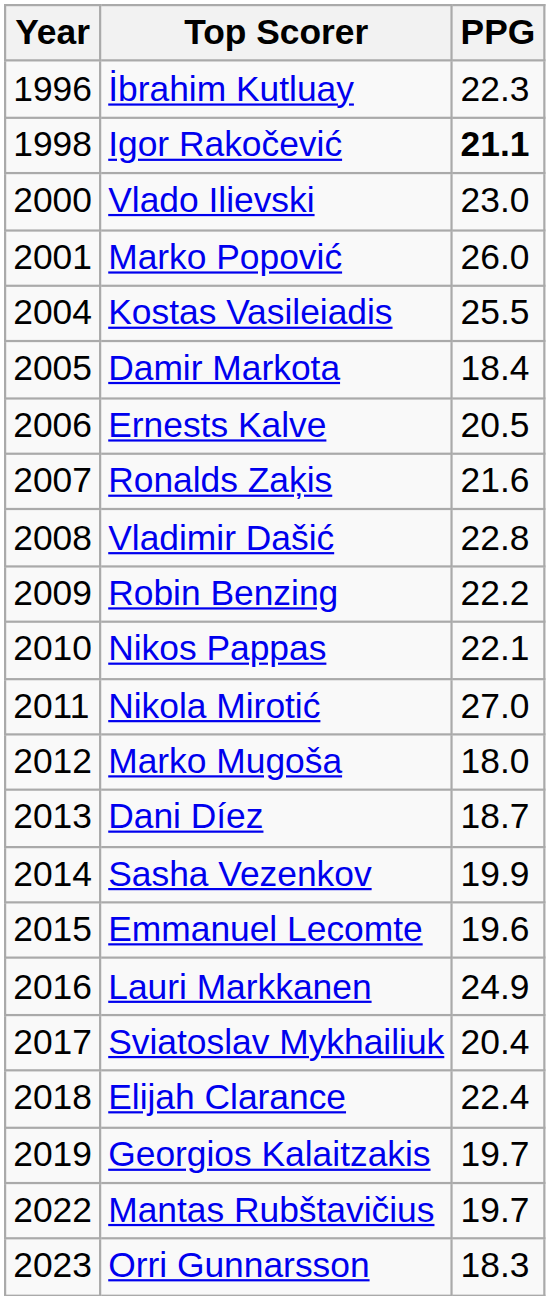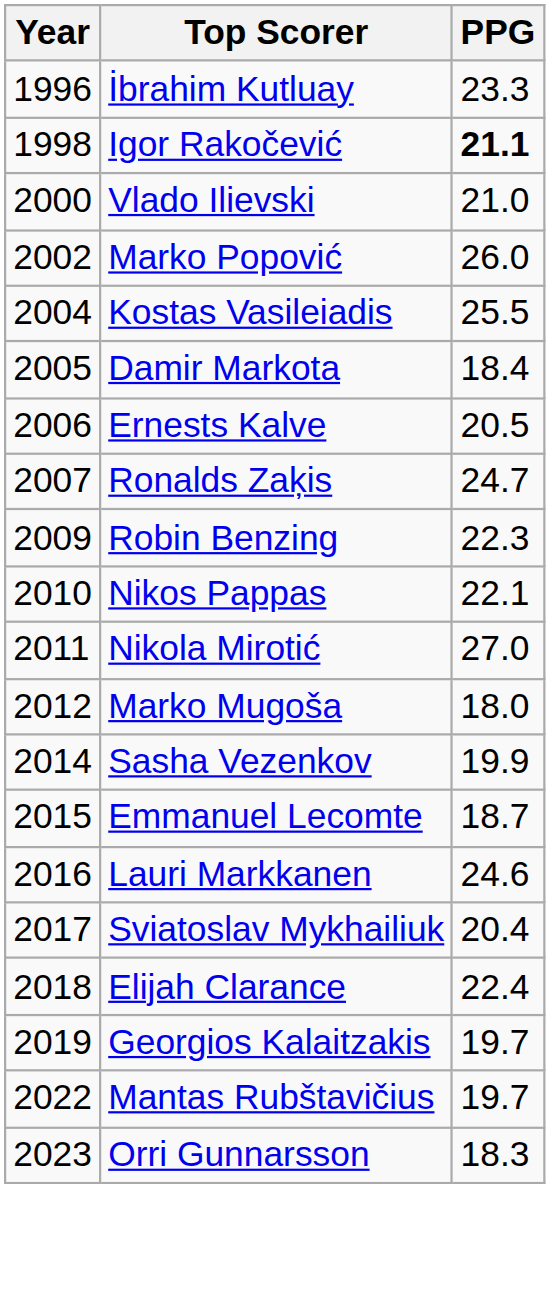(495, 88) 22.3 -> (495, 88) 23.3
(495, 200) 23.0 -> (495, 200) 21.0
(53, 256) 2001 -> (53, 256) 2002
(495, 481) 21.6 -> (495, 481) 24.7
- row: (221, 537)
(495, 593) 22.2 -> (495, 537) 22.3
- row: (186, 817)
(495, 929) 19.6 -> (495, 817) 18.7
(495, 985) 24.9 -> (495, 873) 24.6
